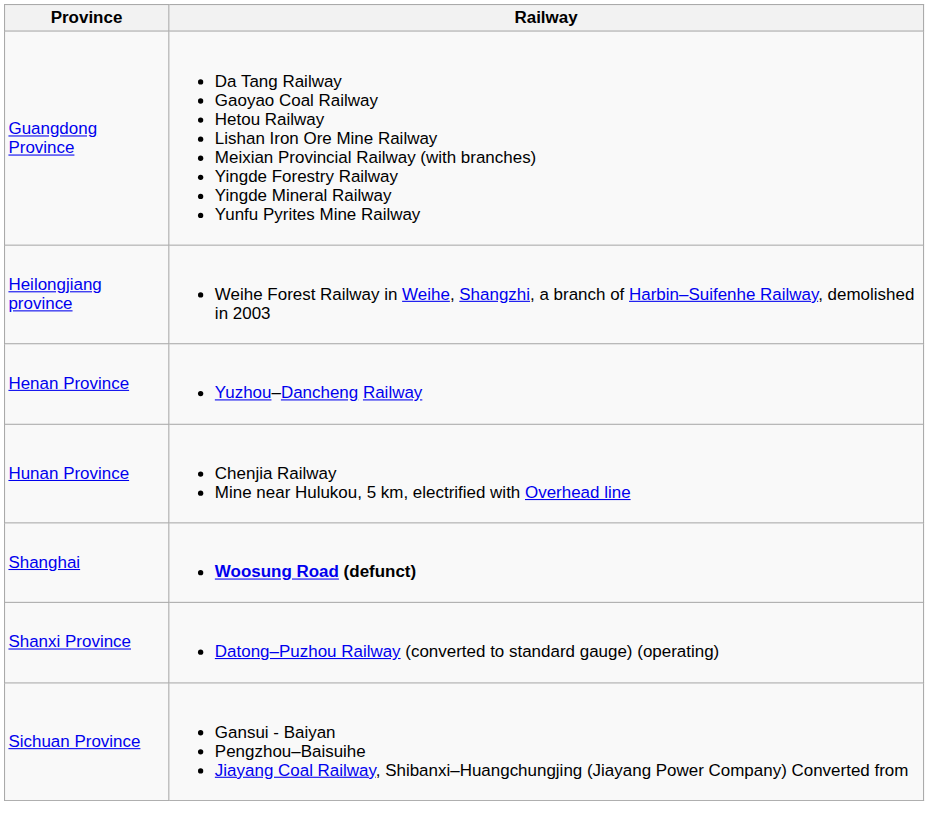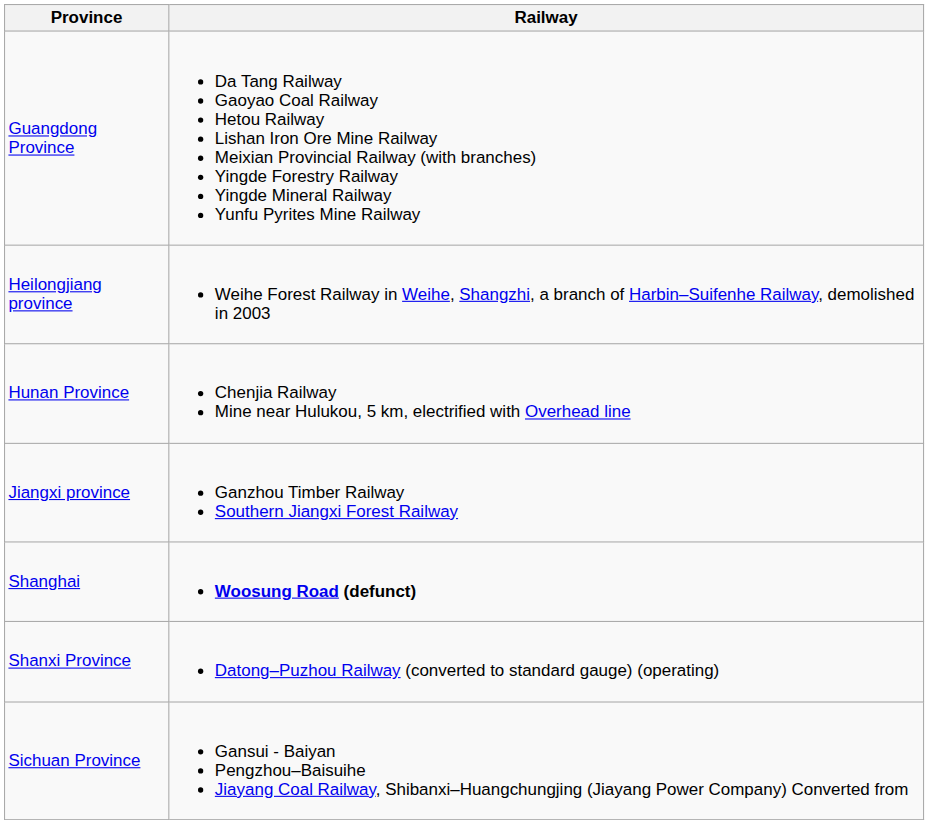- row: (69, 383)
+ row: (69, 492)
